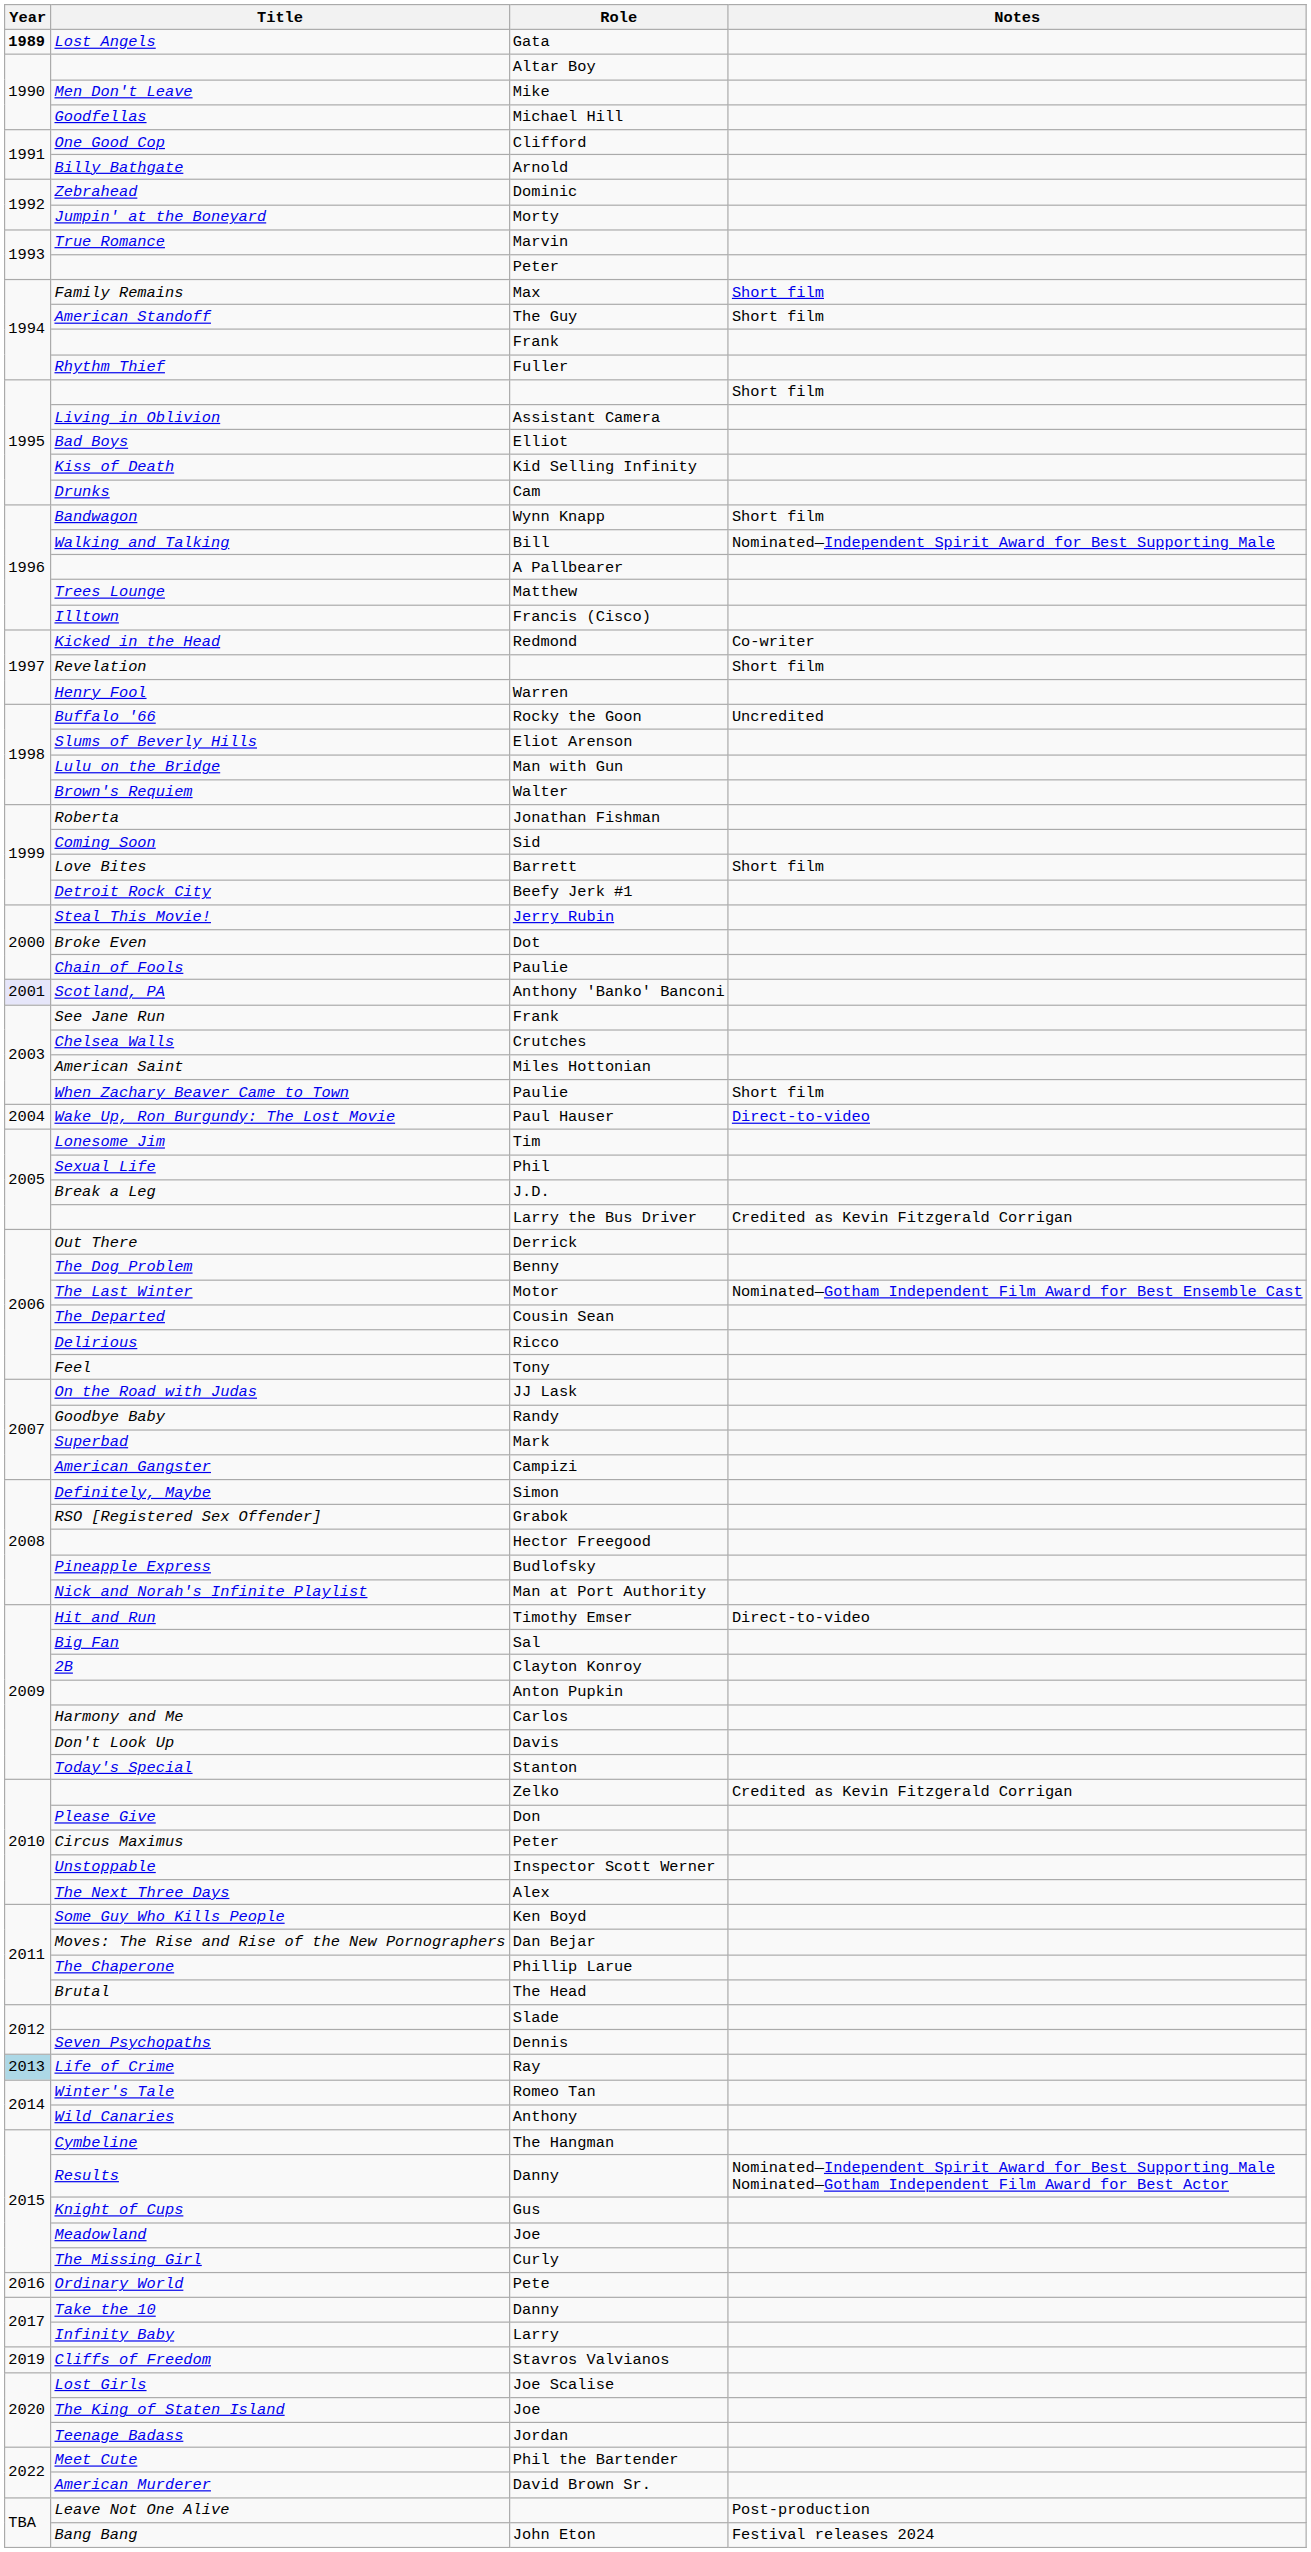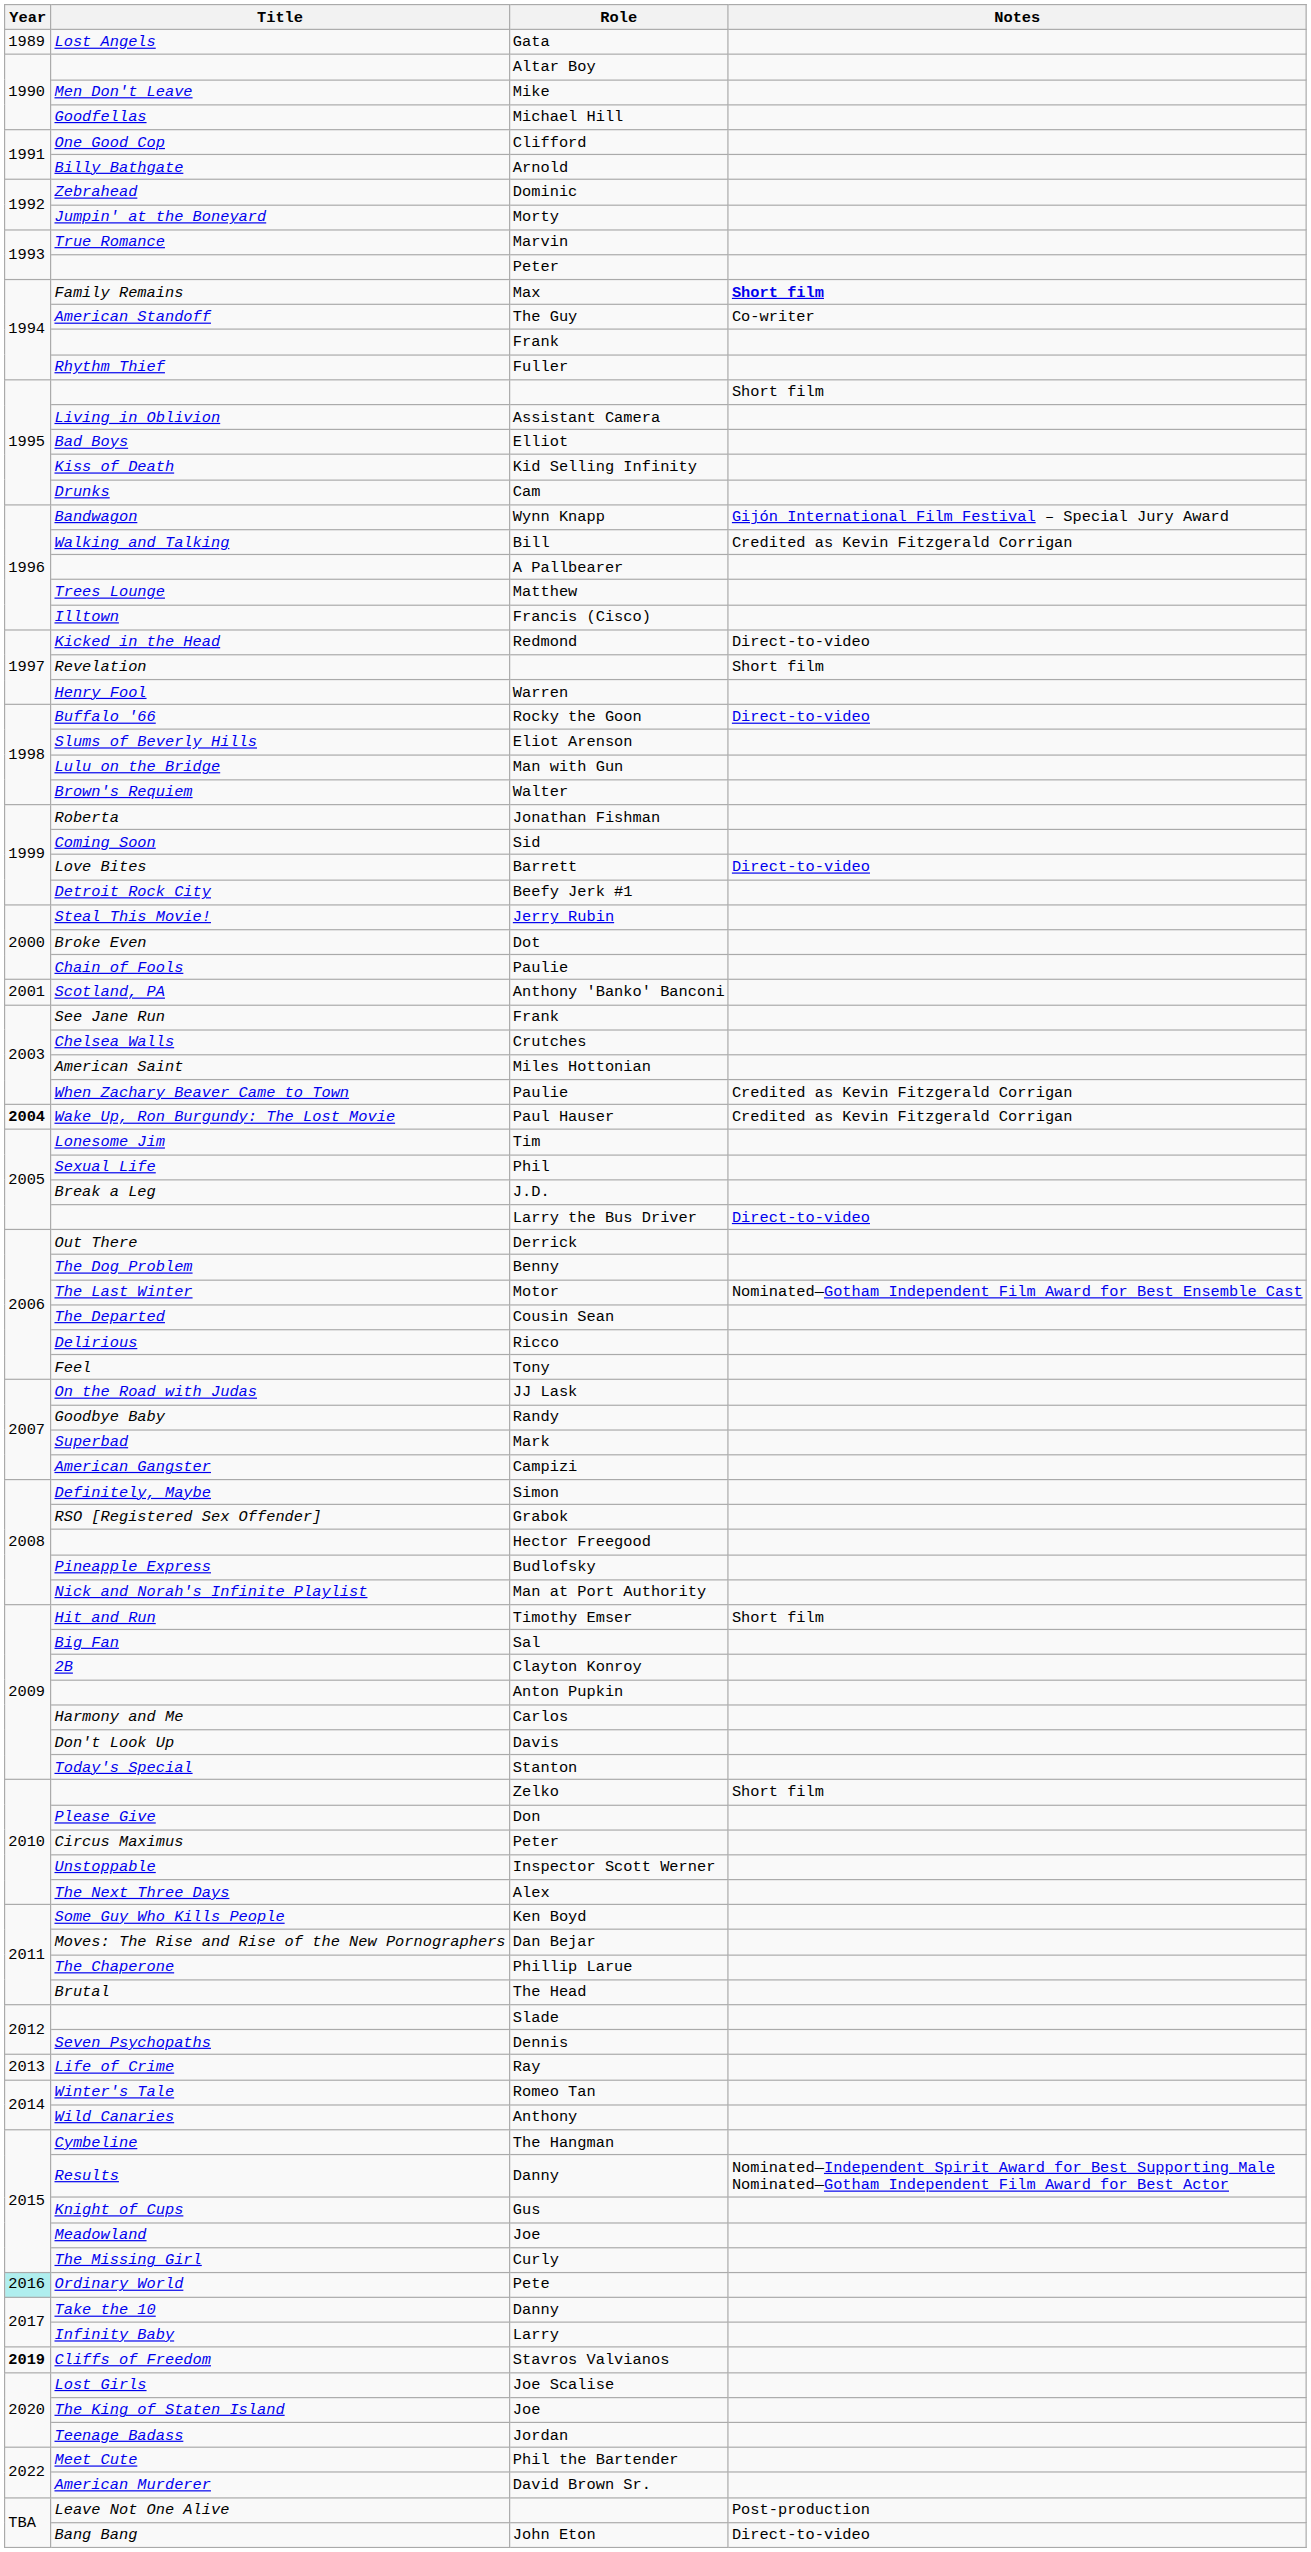(27, 42) bold -> (27, 42) normal
(778, 292) normal -> (778, 292) bold
(778, 317) Short film -> (773, 317) Co-writer
(778, 517) Short film -> (980, 517) Gijón International Film Festival – Special Jury Award
(1003, 542) Nominated—Independent Spirit Award for Best Supporting Male -> (902, 542) Credited as Kevin Fitzgerald Corrigan
(773, 642) Co-writer -> (801, 642) Direct-to-video
(778, 717) Uncredited -> (801, 717) Direct-to-video
(778, 867) Short film -> (801, 867) Direct-to-video
(27, 992) lavender background -> (27, 992) no background
(778, 1092) Short film -> (902, 1092) Credited as Kevin Fitzgerald Corrigan
(27, 1117) normal -> (27, 1117) bold
(801, 1117) Direct-to-video -> (902, 1117) Credited as Kevin Fitzgerald Corrigan
(902, 1217) Credited as Kevin Fitzgerald Corrigan -> (801, 1217) Direct-to-video
(801, 1617) Direct-to-video -> (778, 1617) Short film
(902, 1792) Credited as Kevin Fitzgerald Corrigan -> (778, 1792) Short film
(27, 2067) lightblue background -> (27, 2067) no background
(27, 2285) no background -> (27, 2285) paleturquoise background
(27, 2360) normal -> (27, 2360) bold
(833, 2535) Festival releases 2024 -> (801, 2535) Direct-to-video
